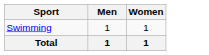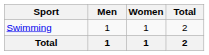+ column: (185, 12)
